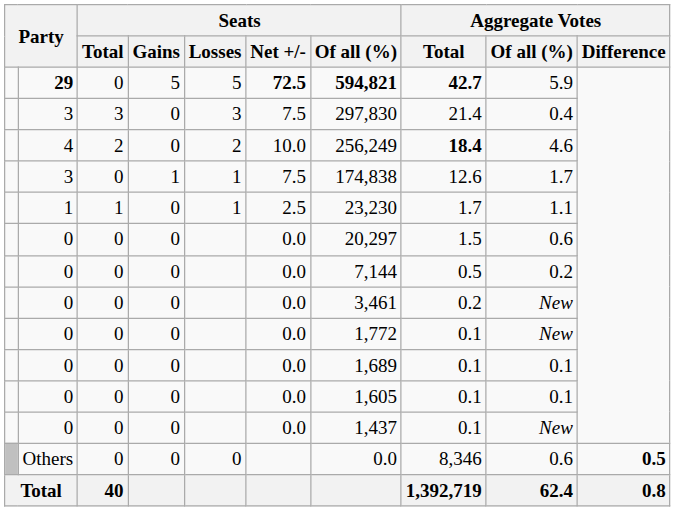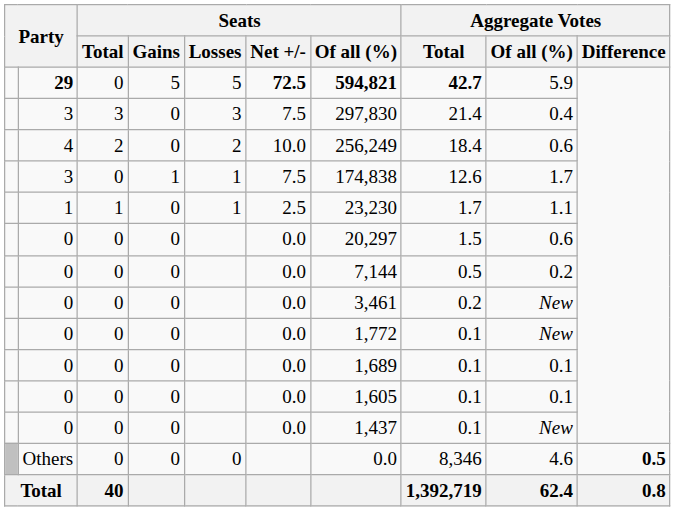(465, 145) bold -> (465, 145) normal
(561, 145) 4.6 -> (561, 145) 0.6
(561, 458) 0.6 -> (561, 458) 4.6
